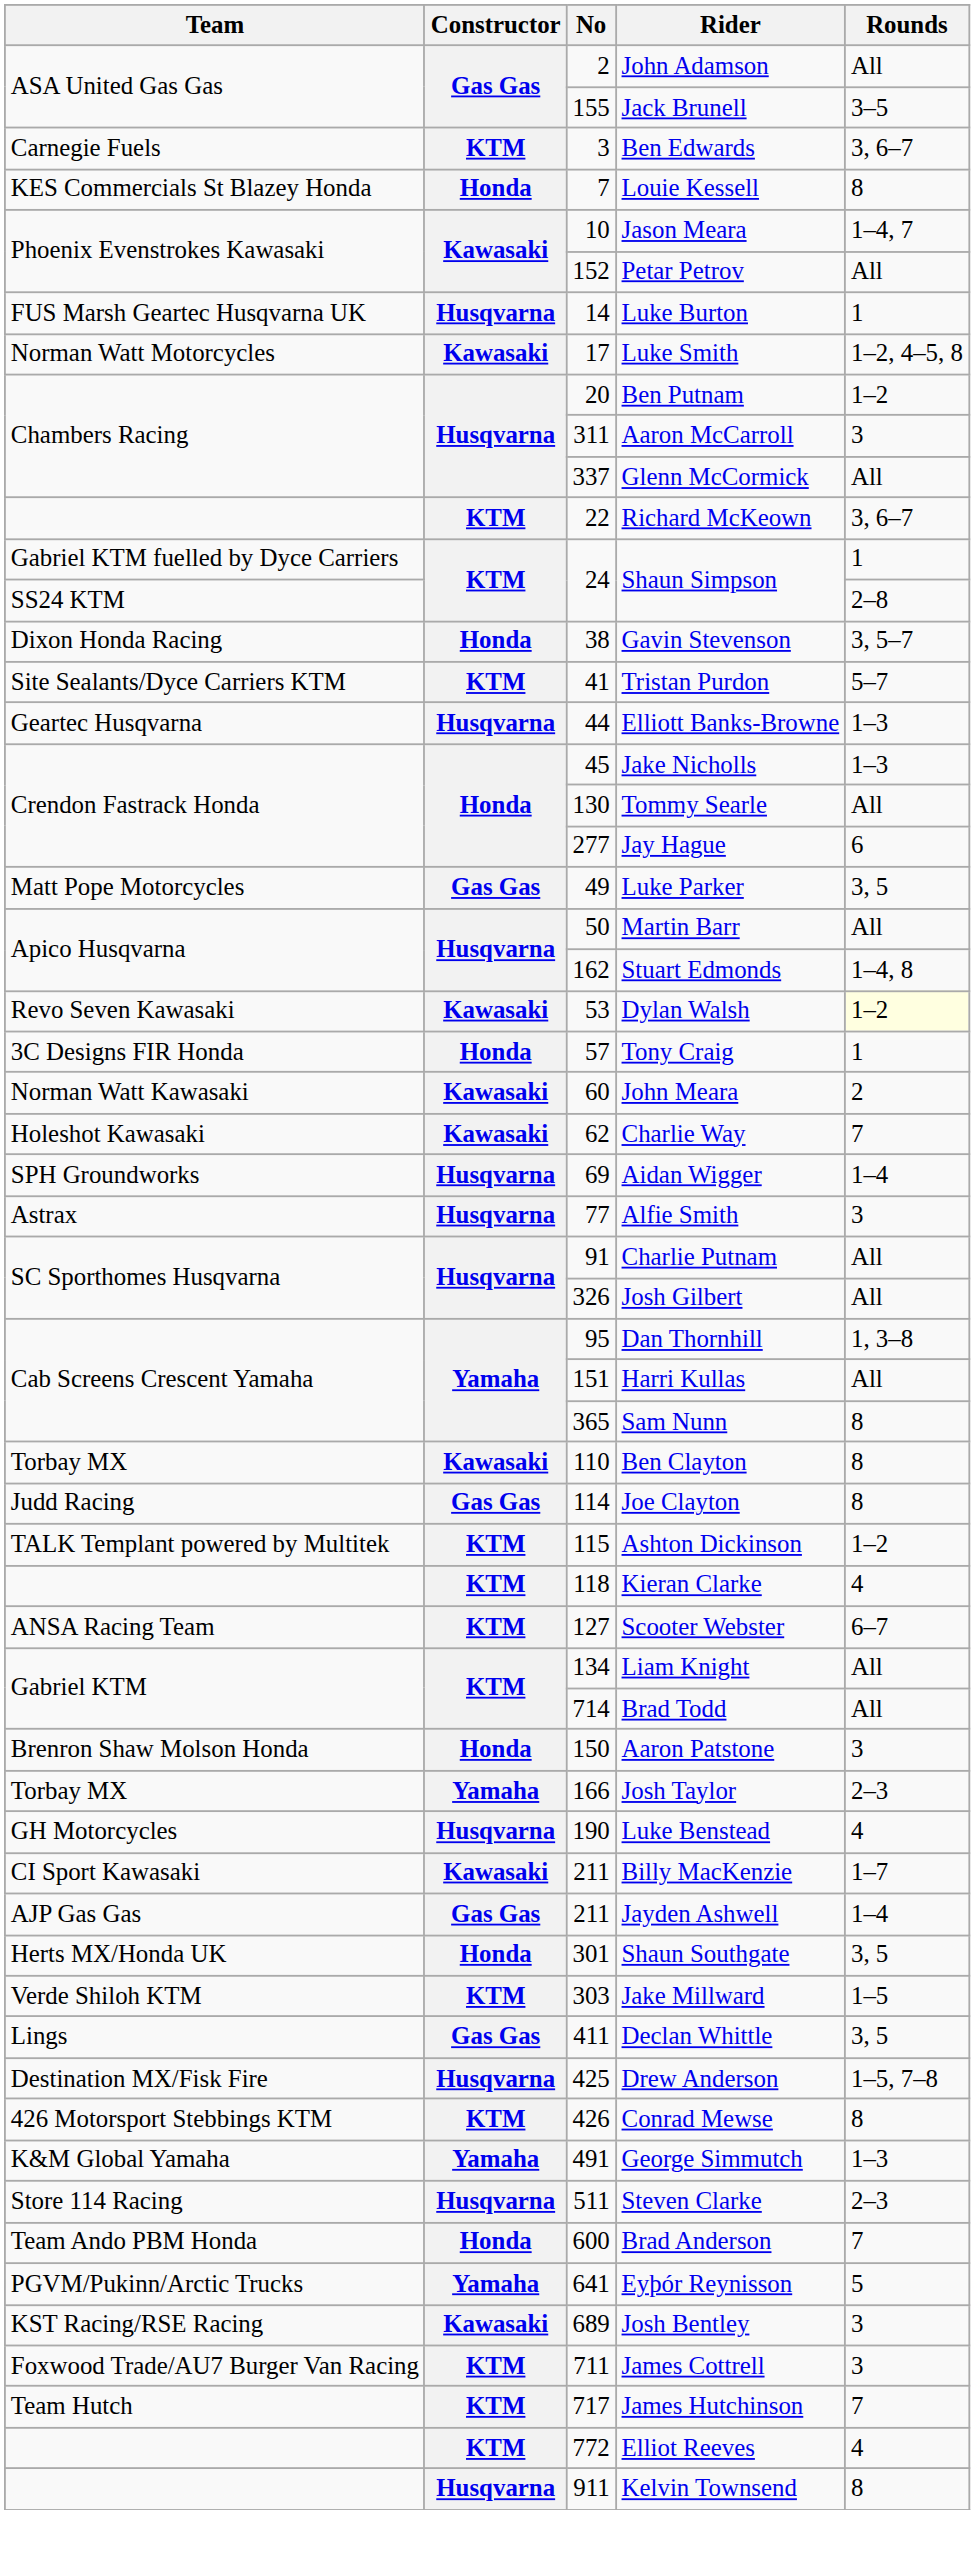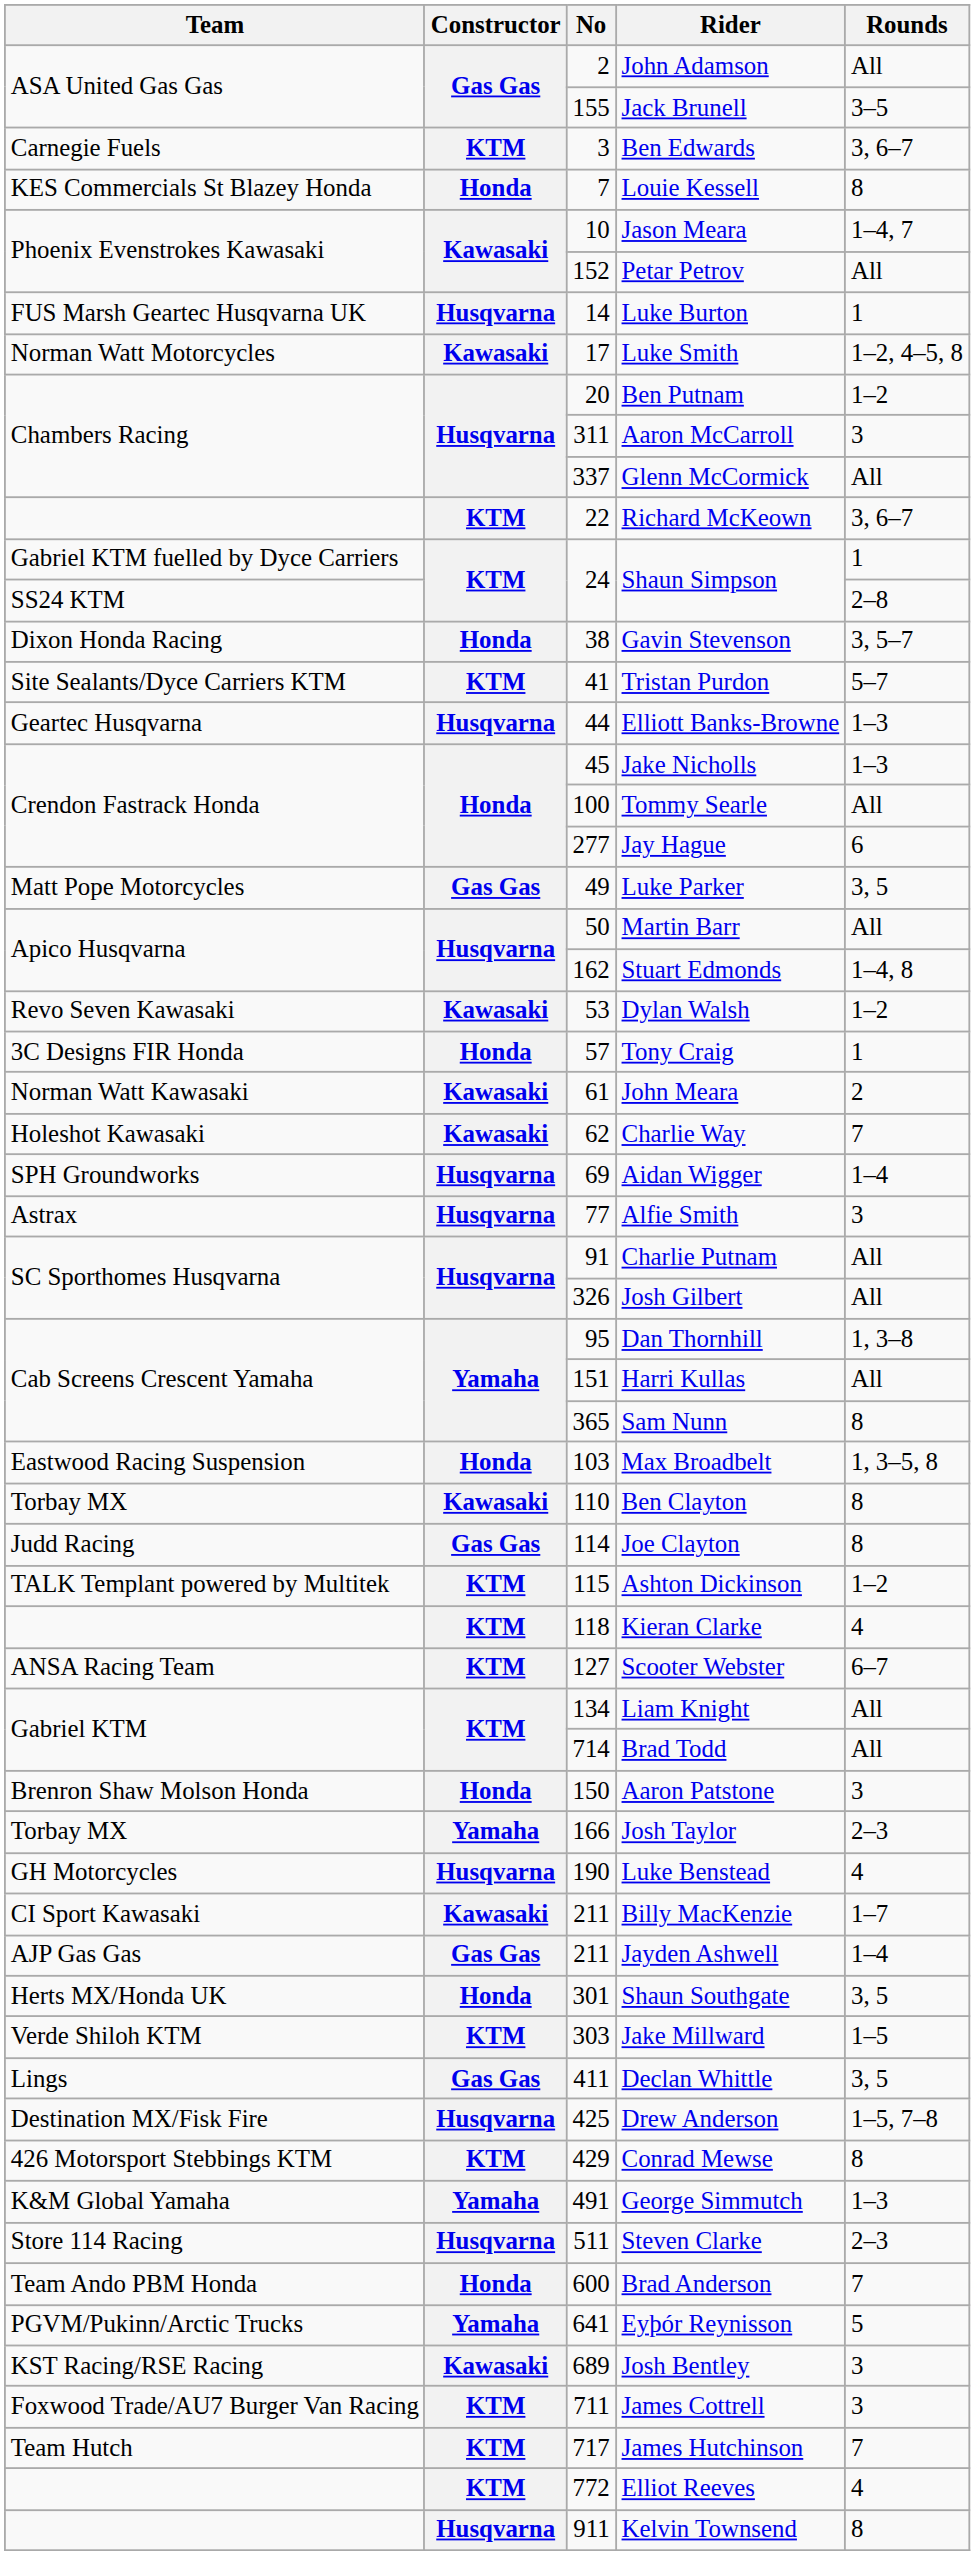(591, 804) 130 -> (591, 804) 100
(870, 1010) lightyellow background -> (870, 1010) no background
(597, 1092) 60 -> (597, 1092) 61
+ row: (158, 1461)
(591, 2118) 426 -> (591, 2159) 429
